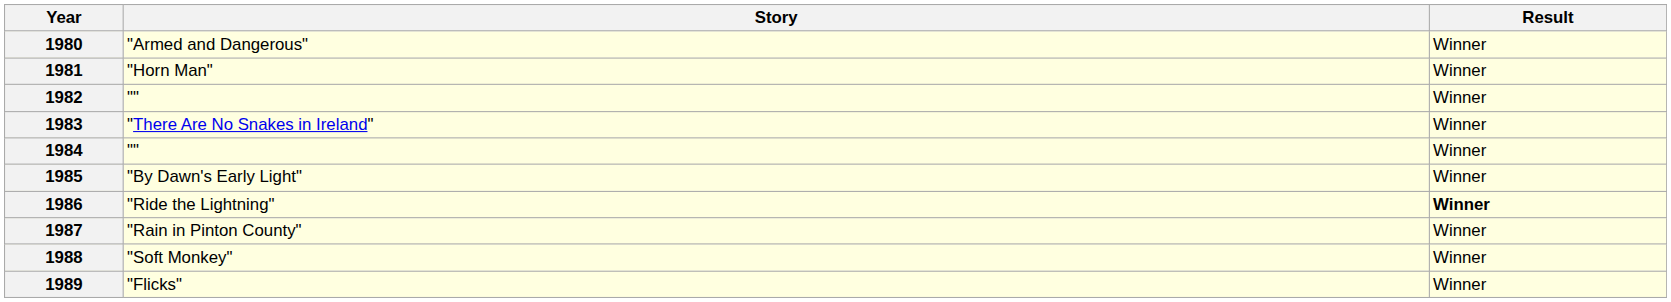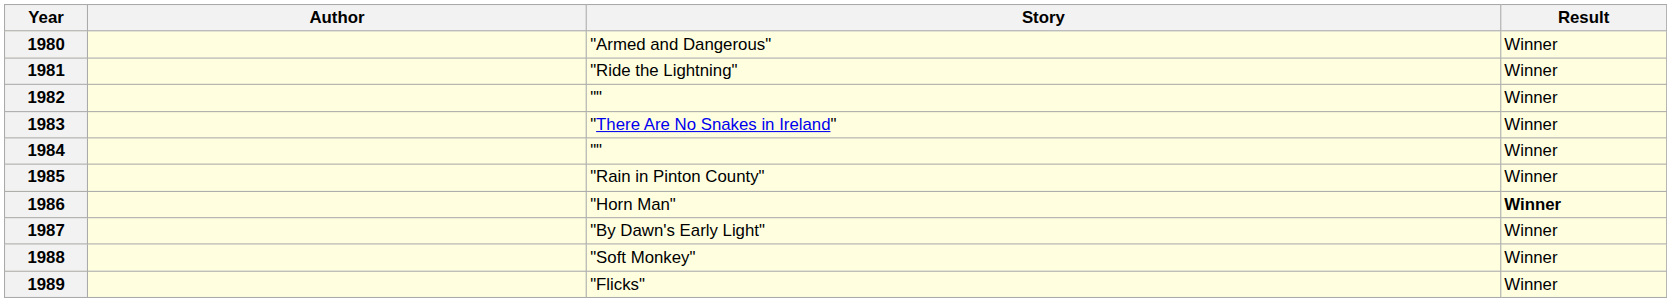+ column: (337, 17)
(170, 71) "Horn Man" -> (664, 71) "Ride the Lightning"
(215, 177) "By Dawn's Early Light" -> (677, 177) "Rain in Pinton County"
(201, 204) "Ride the Lightning" -> (633, 204) "Horn Man"
(214, 230) "Rain in Pinton County" -> (678, 230) "By Dawn's Early Light"
